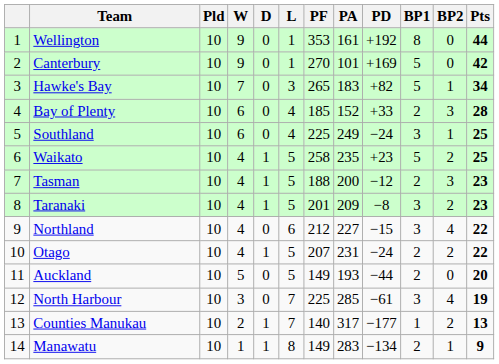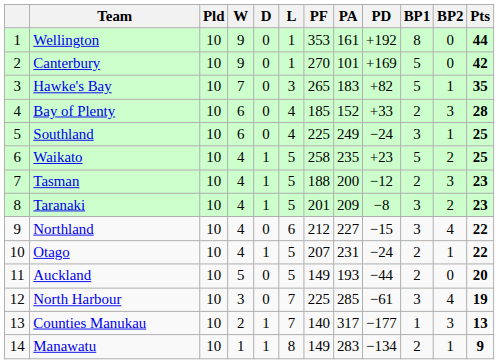(480, 87) 34 -> (480, 87) 35
(450, 252) 2 -> (450, 252) 1
(450, 323) 2 -> (450, 323) 3
